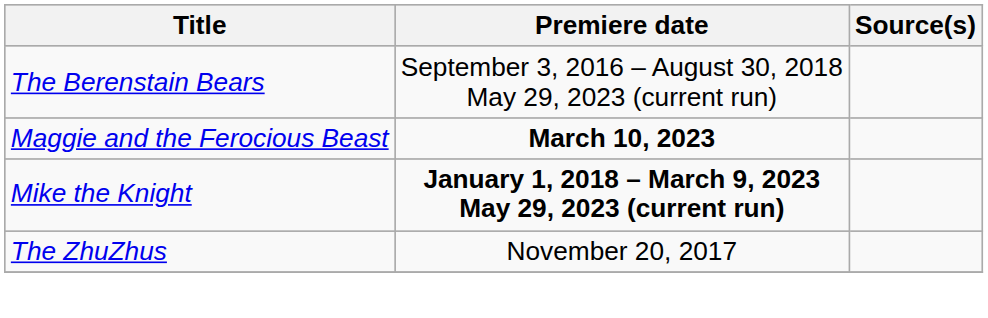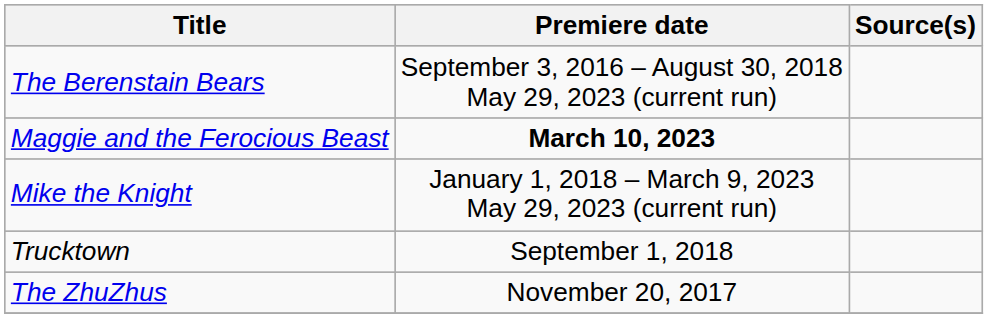(622, 194) bold -> (622, 194) normal
+ row: (70, 250)
